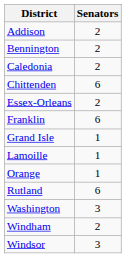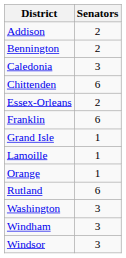(98, 66) 2 -> (98, 66) 3
(98, 226) 2 -> (98, 226) 3
